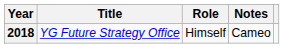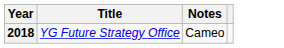- column: (206, 14)
